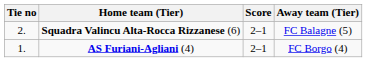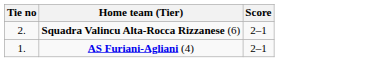- column: (318, 13)
